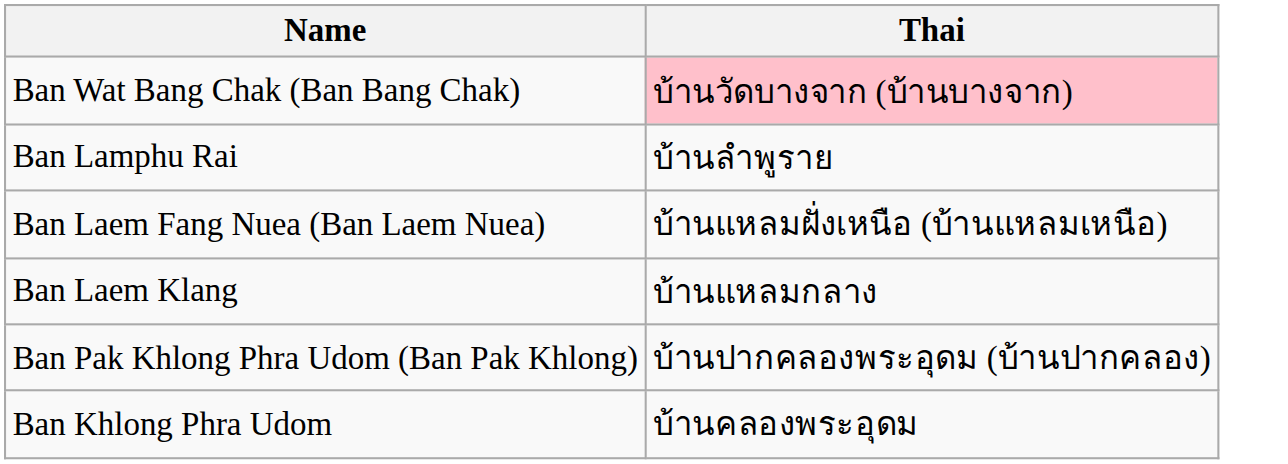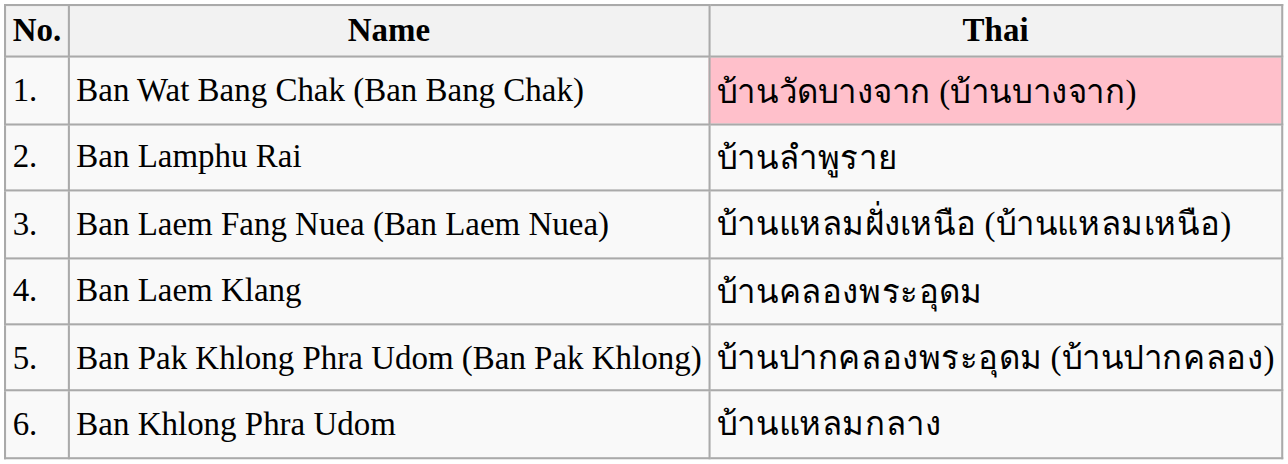+ column: (37, 30)
(765, 291) บ้านแหลมกลาง -> (850, 291) บ้านคลองพระอุดม
(786, 424) บ้านคลองพระอุดม -> (829, 424) บ้านแหลมกลาง
